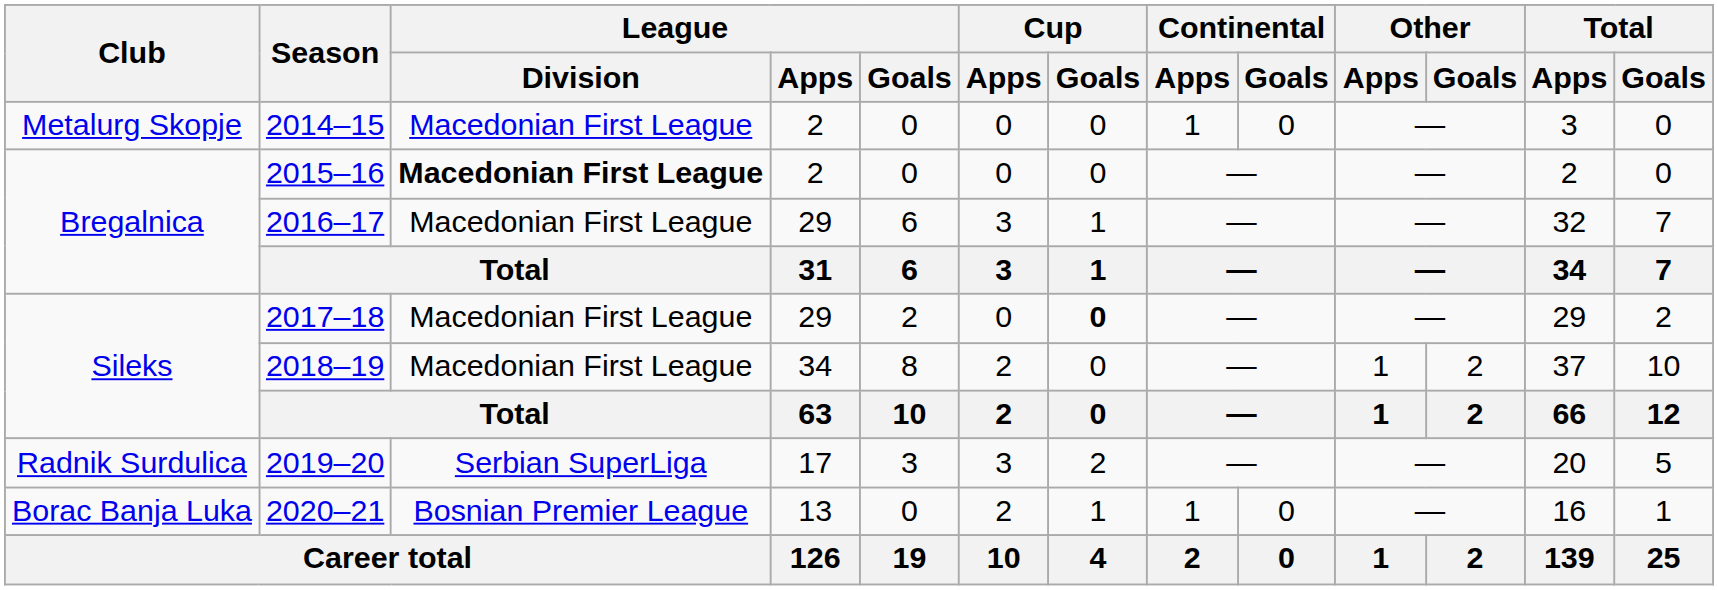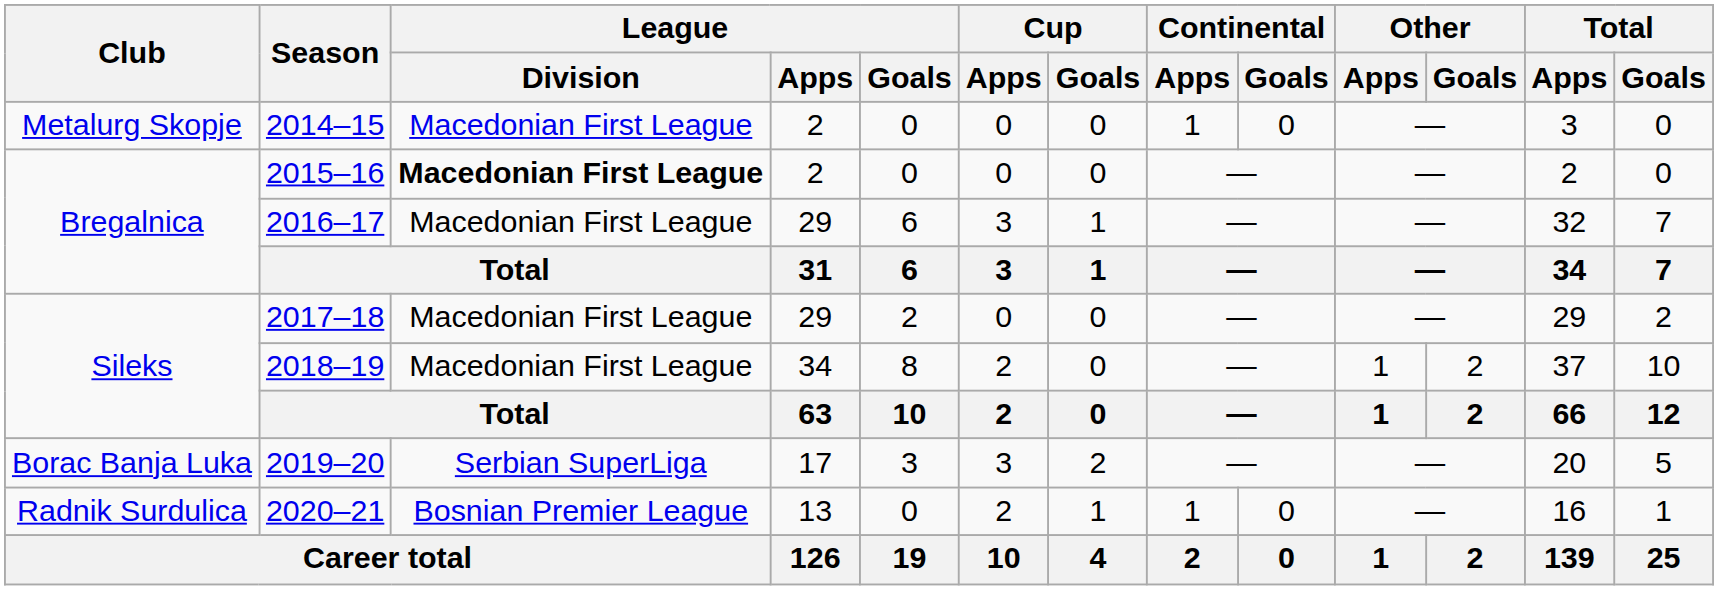(1098, 317) bold -> (1098, 317) normal
(132, 462) Radnik Surdulica -> (132, 462) Borac Banja Luka
(132, 510) Borac Banja Luka -> (132, 510) Radnik Surdulica
